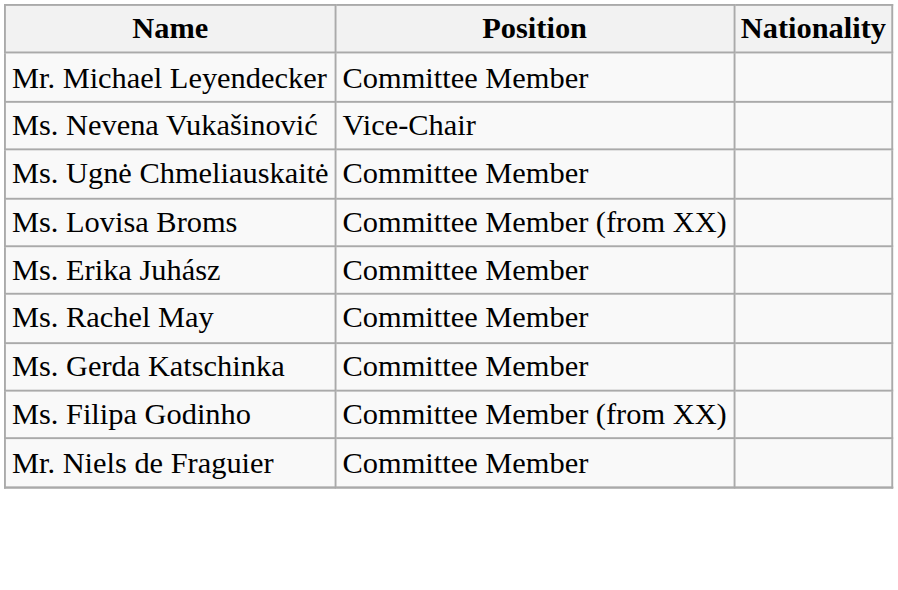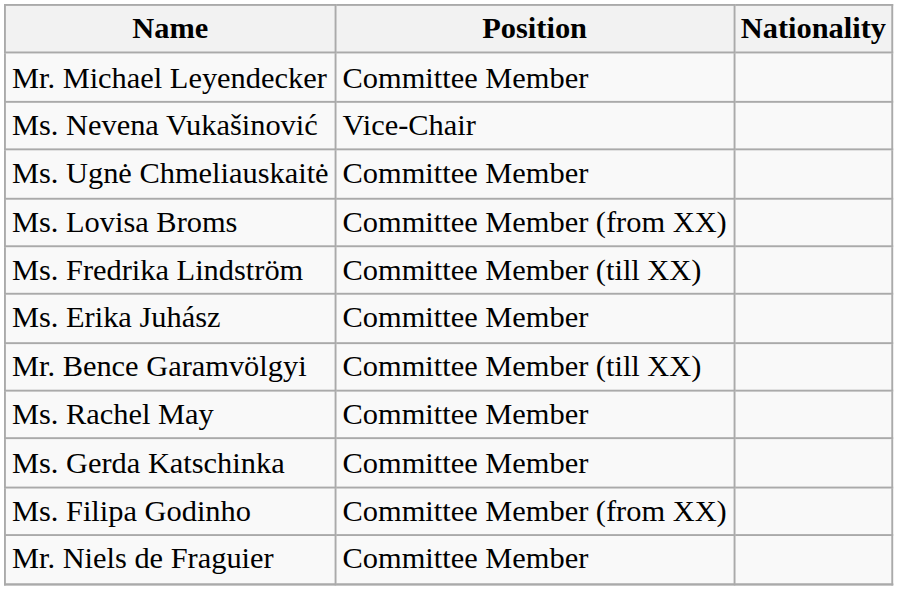+ row: (158, 269)
+ row: (159, 366)
